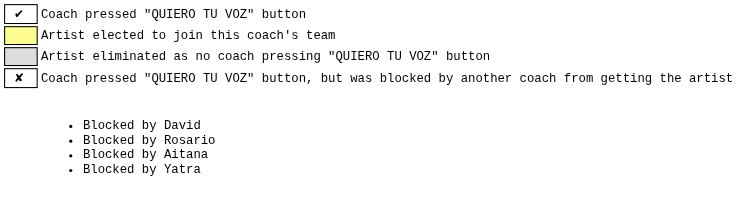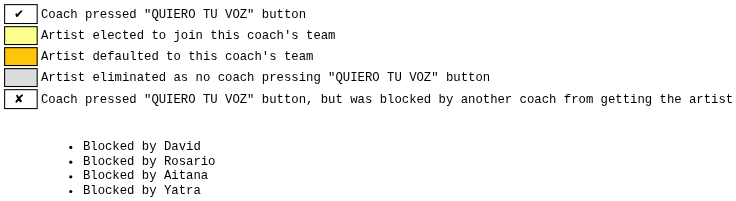+ row: (177, 57)
